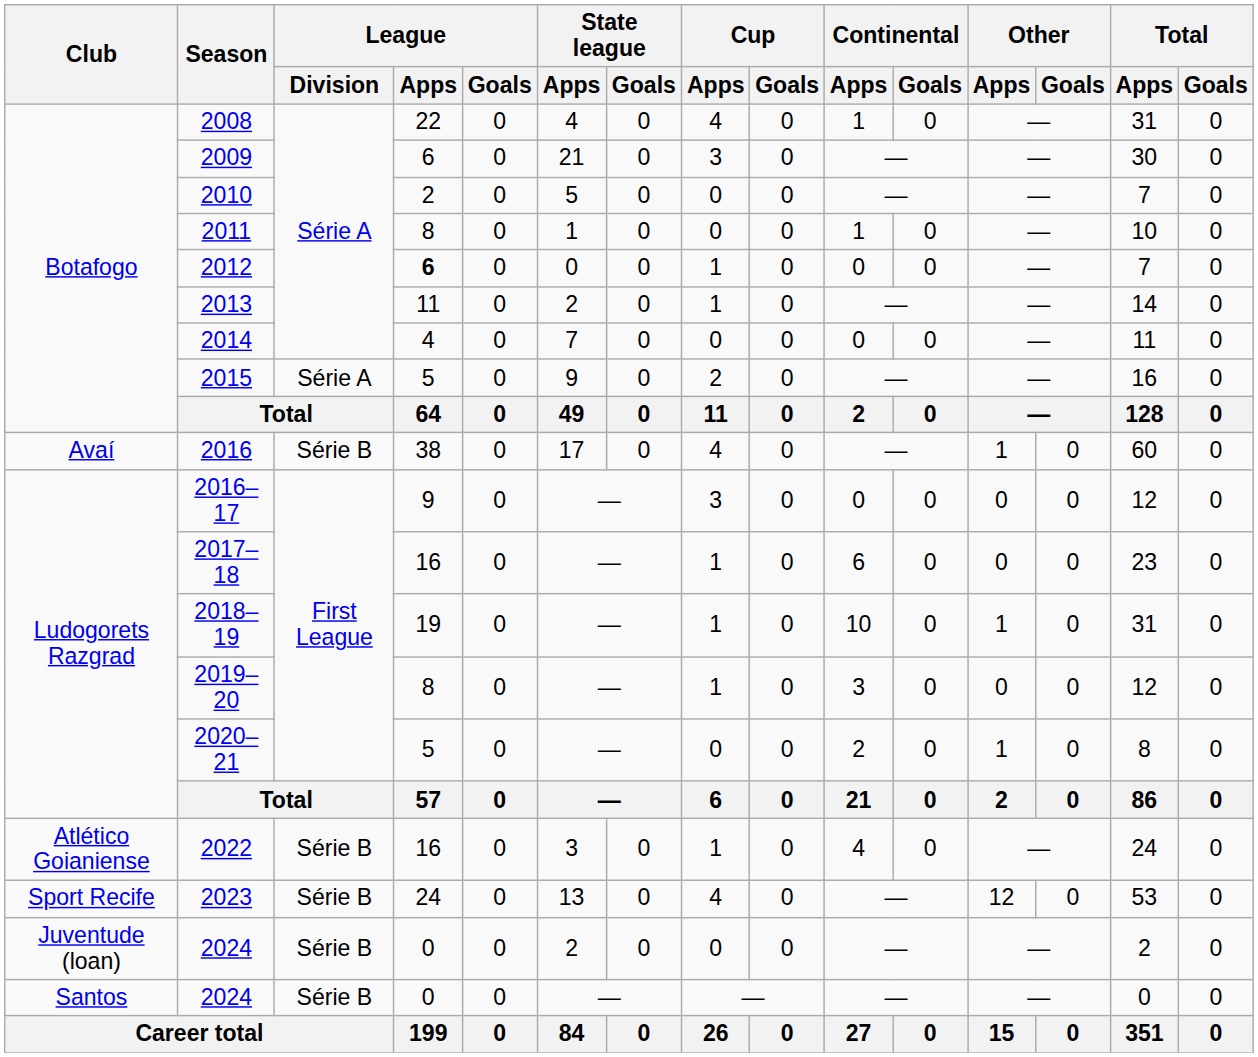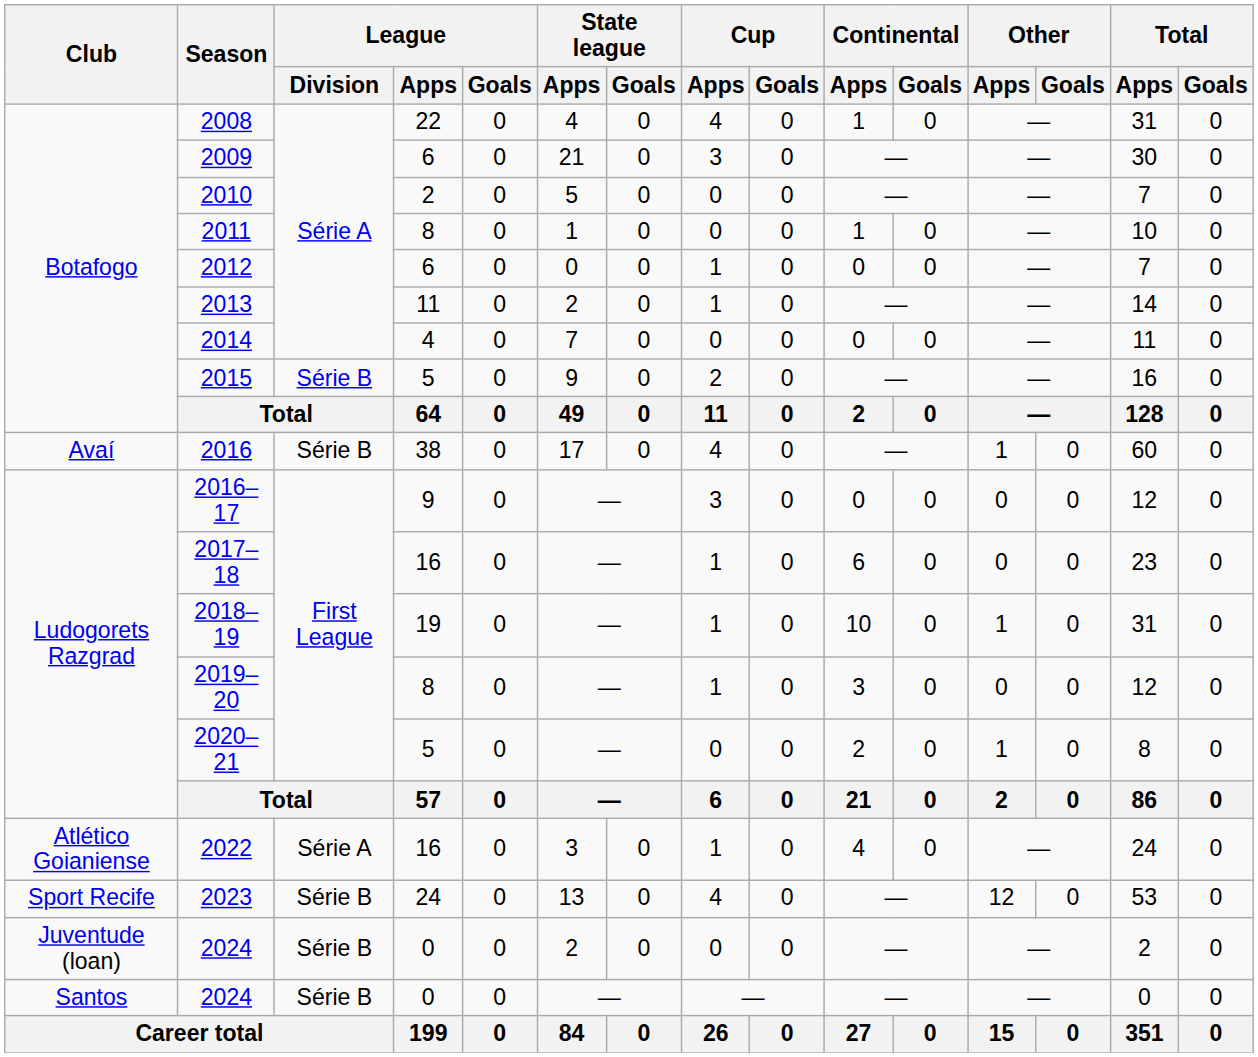(428, 267) bold -> (428, 267) normal
(334, 377) Série A -> (334, 377) Série B
(334, 848) Série B -> (334, 848) Série A
